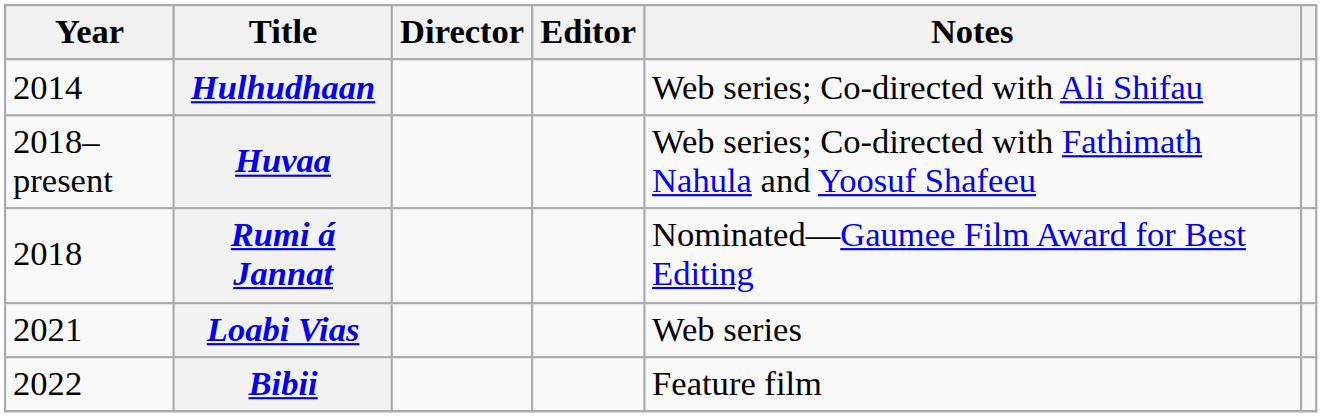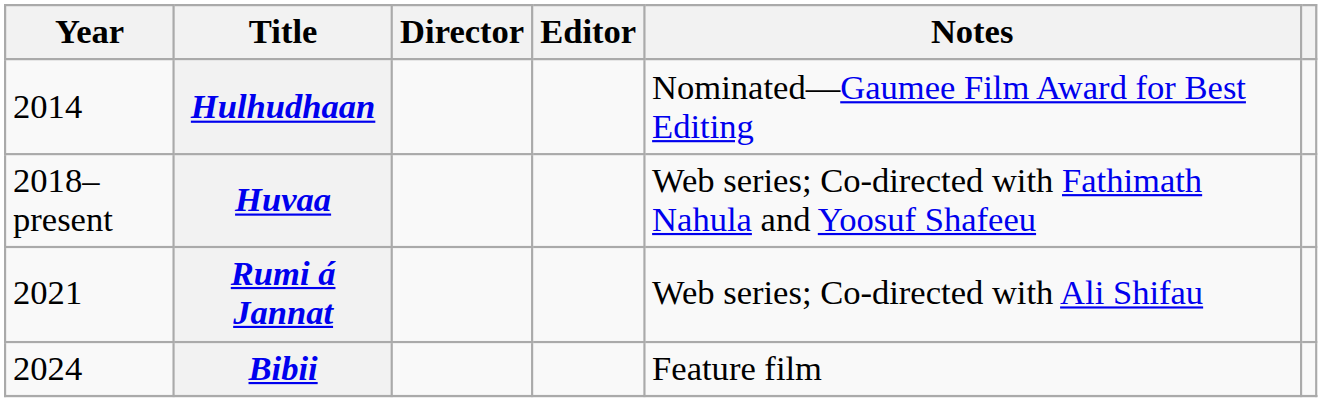(928, 86) Web series; Co-directed with Ali Shifau -> (949, 106) Nominated—Gaumee Film Award for Best Editing
(48, 254) 2018 -> (48, 293) 2021
(949, 254) Nominated—Gaumee Film Award for Best Editing -> (928, 293) Web series; Co-directed with Ali Shifau
- row: (283, 328)
(48, 383) 2022 -> (48, 367) 2024
